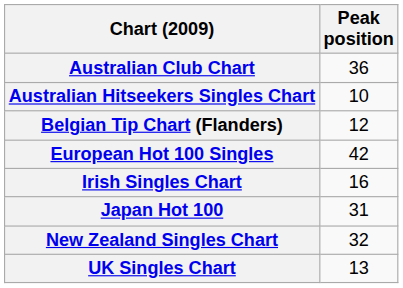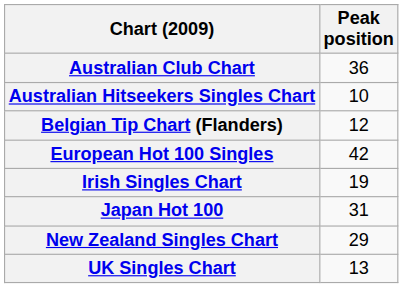(359, 182) 16 -> (359, 182) 19
(359, 239) 32 -> (359, 239) 29
